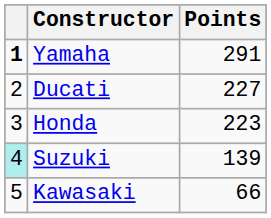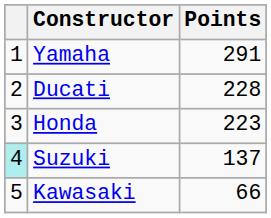(16, 57) bold -> (16, 57) normal
(242, 91) 227 -> (242, 91) 228
(242, 160) 139 -> (242, 160) 137
